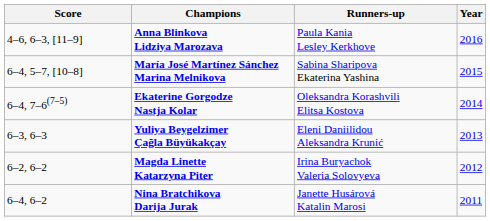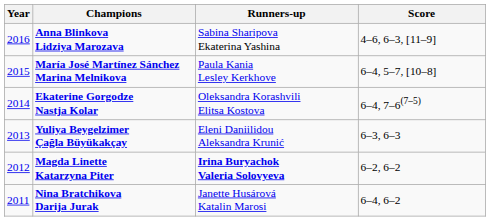columns swapped: (471, 14) <-> (68, 14)
(336, 39) Paula Kania Lesley Kerkhove -> (239, 39) Sabina Sharipova Ekaterina Yashina
(338, 71) Sabina Sharipova Ekaterina Yashina -> (237, 71) Paula Kania Lesley Kerkhove
(339, 168) normal -> (241, 168) bold
